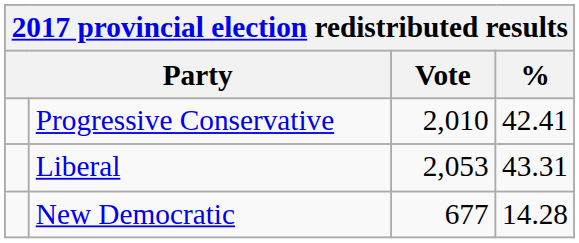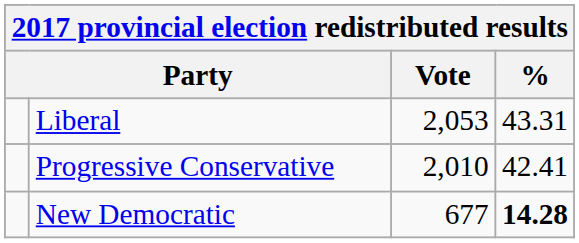rows swapped: (78, 167) <-> (185, 120)
(535, 213) normal -> (535, 213) bold
